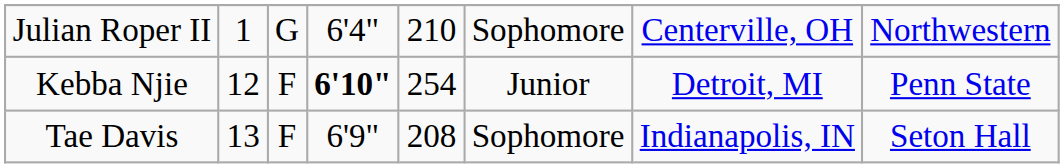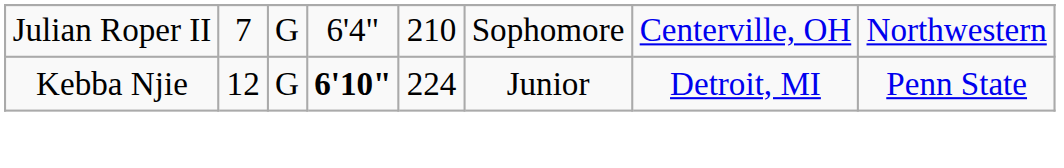(243, 30) 1 -> (243, 30) 7
(287, 83) F -> (287, 83) G
(432, 83) 254 -> (432, 83) 224
- row: (112, 135)
